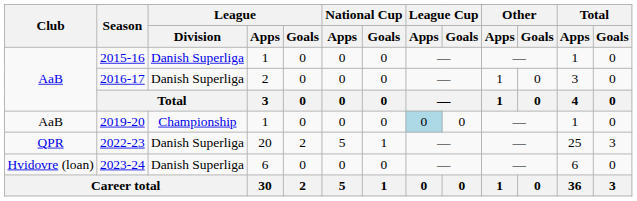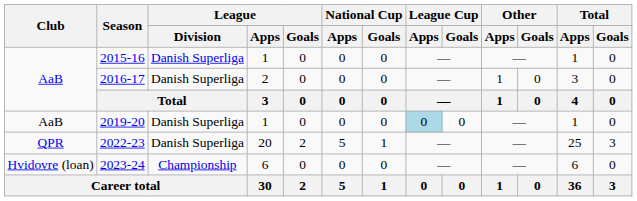(197, 121) Championship -> (197, 121) Danish Superliga
(197, 164) Danish Superliga -> (197, 164) Championship
